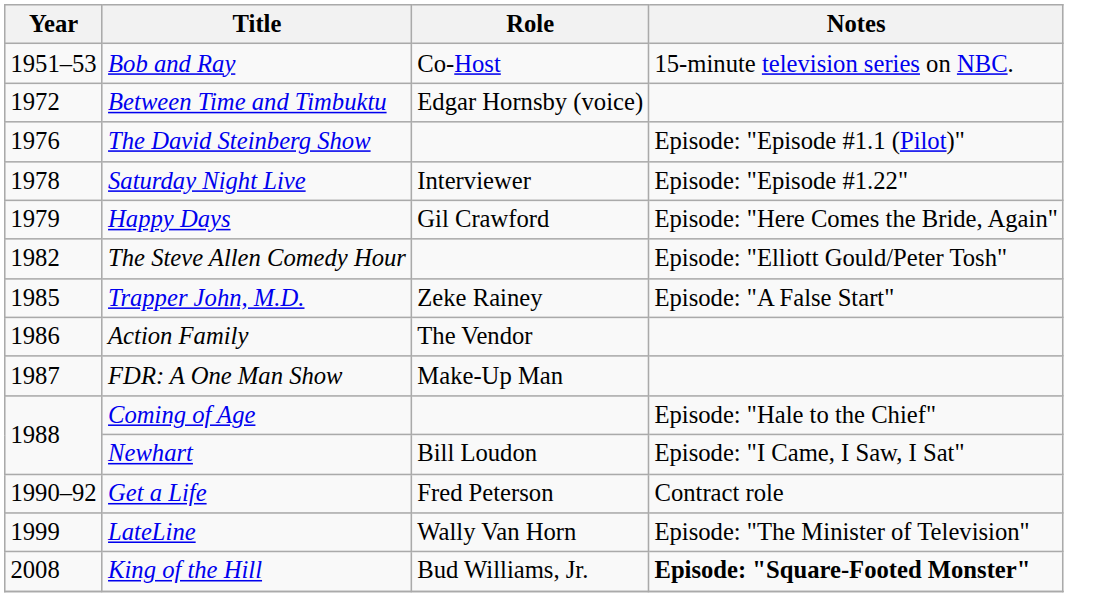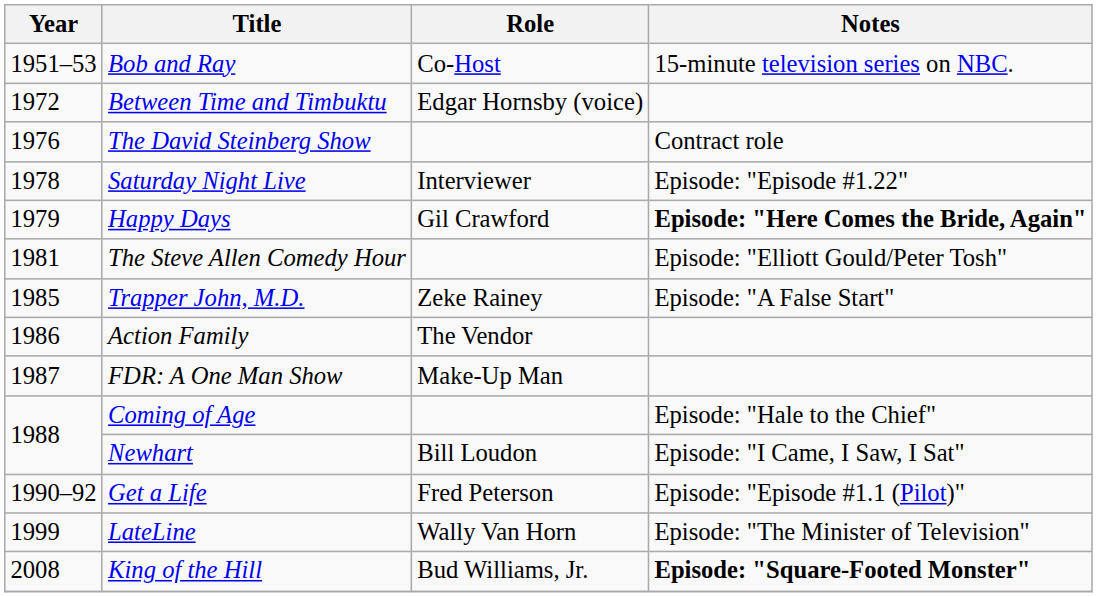(810, 141) Episode: "Episode #1.1 (Pilot)" -> (719, 141) Contract role
(856, 219) normal -> (871, 219) bold
(35, 258) 1982 -> (35, 258) 1981
(719, 492) Contract role -> (810, 492) Episode: "Episode #1.1 (Pilot)"
